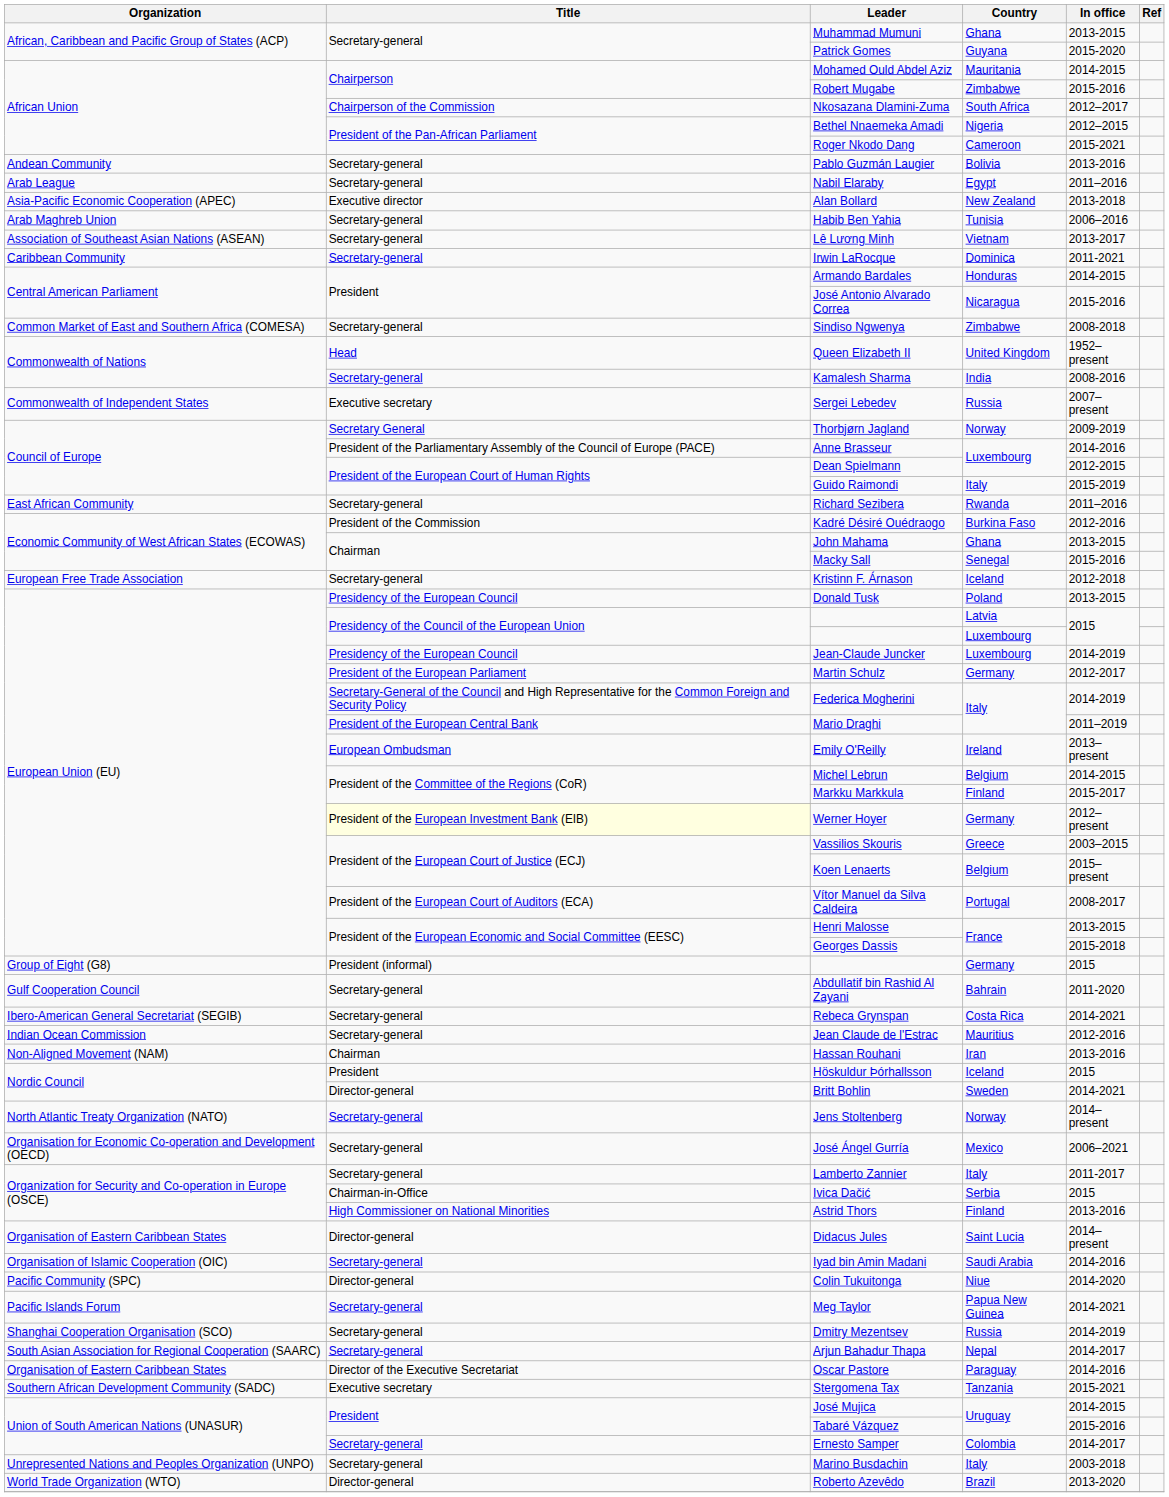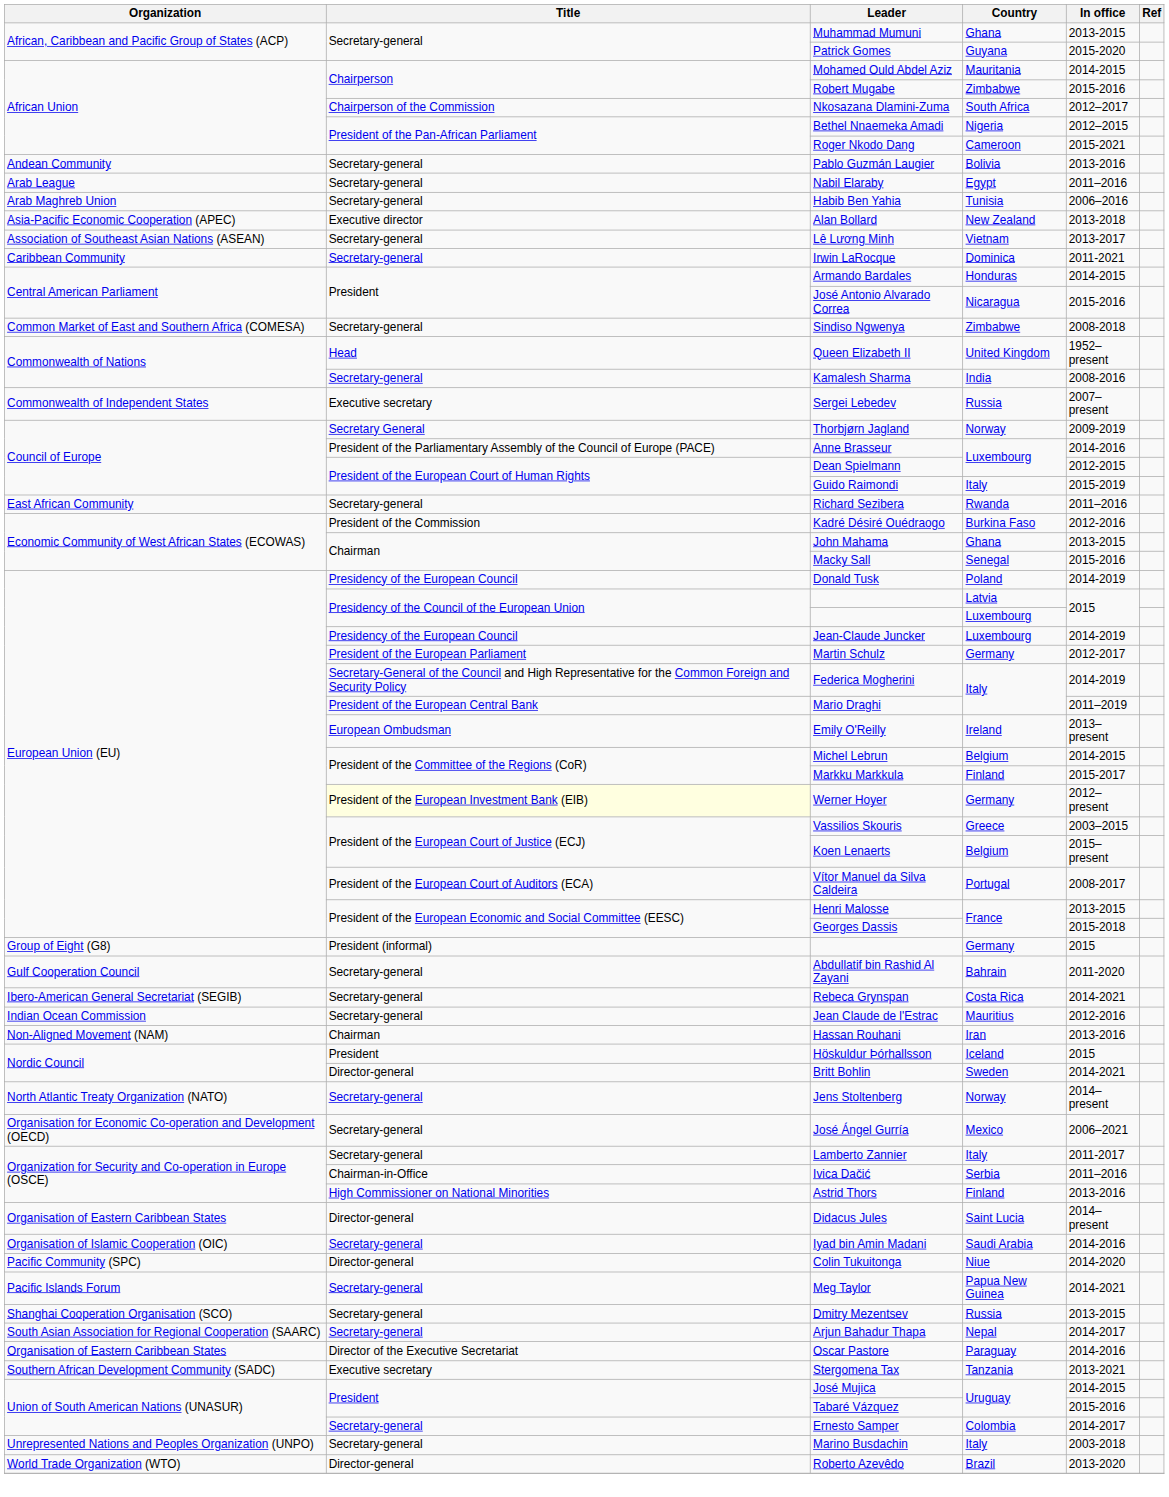rows swapped: (857, 220) <-> (845, 201)
- row: (863, 579)
(1097, 598) 2013-2015 -> (1097, 579) 2014-2019
(1082, 1193) 2015 -> (1098, 1174) 2011–2016
(1097, 1332) 2014-2019 -> (1097, 1313) 2013-2015
(1097, 1388) 2015-2021 -> (1097, 1370) 2013-2021
